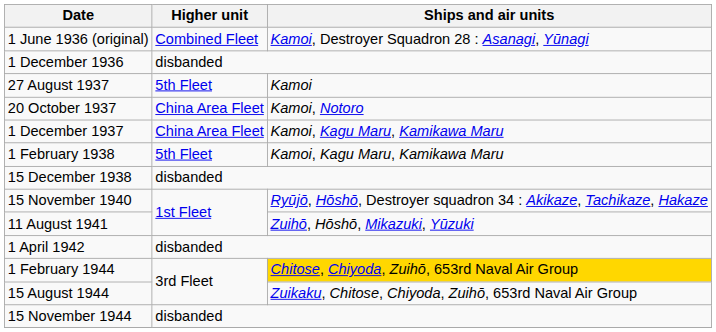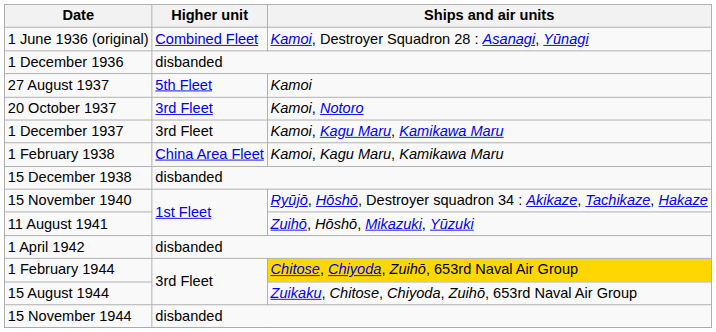(210, 108) China Area Fleet -> (184, 108) 3rd Fleet
(210, 131) China Area Fleet -> (184, 131) 3rd Fleet
(184, 154) 5th Fleet -> (210, 154) China Area Fleet
